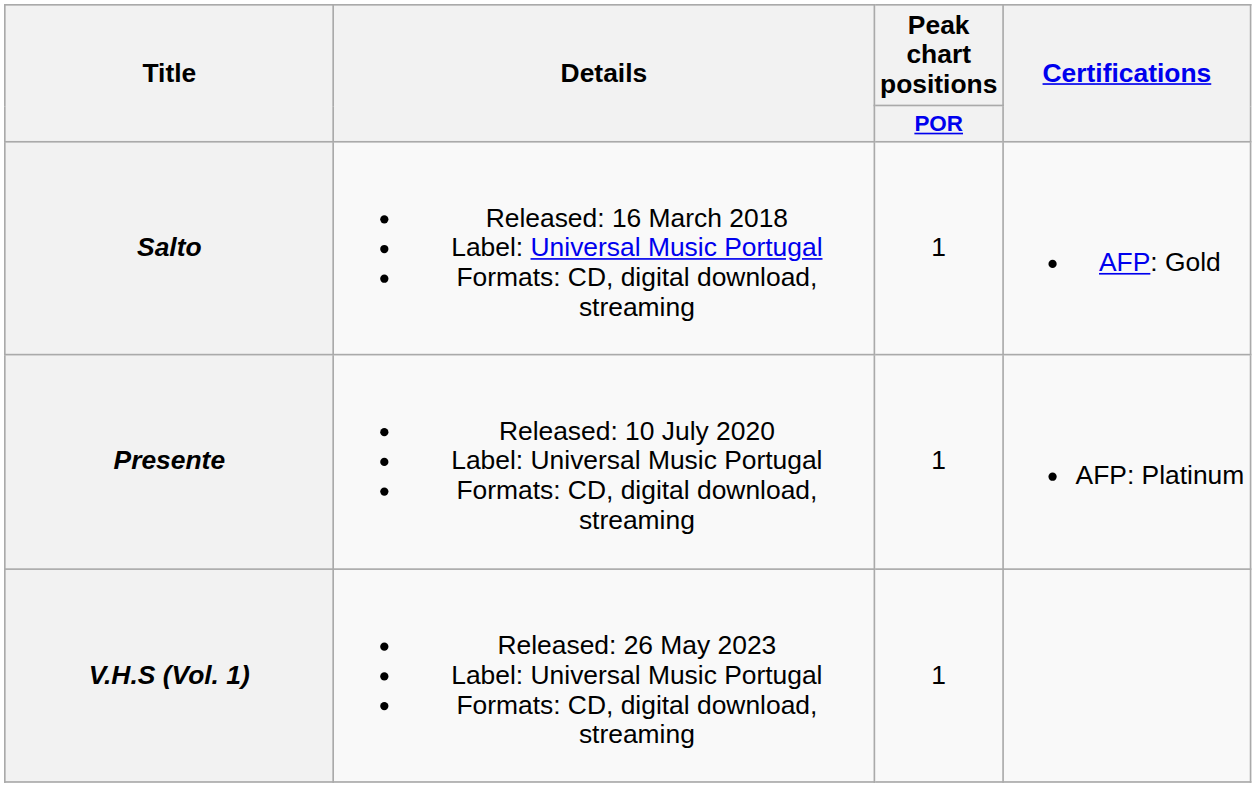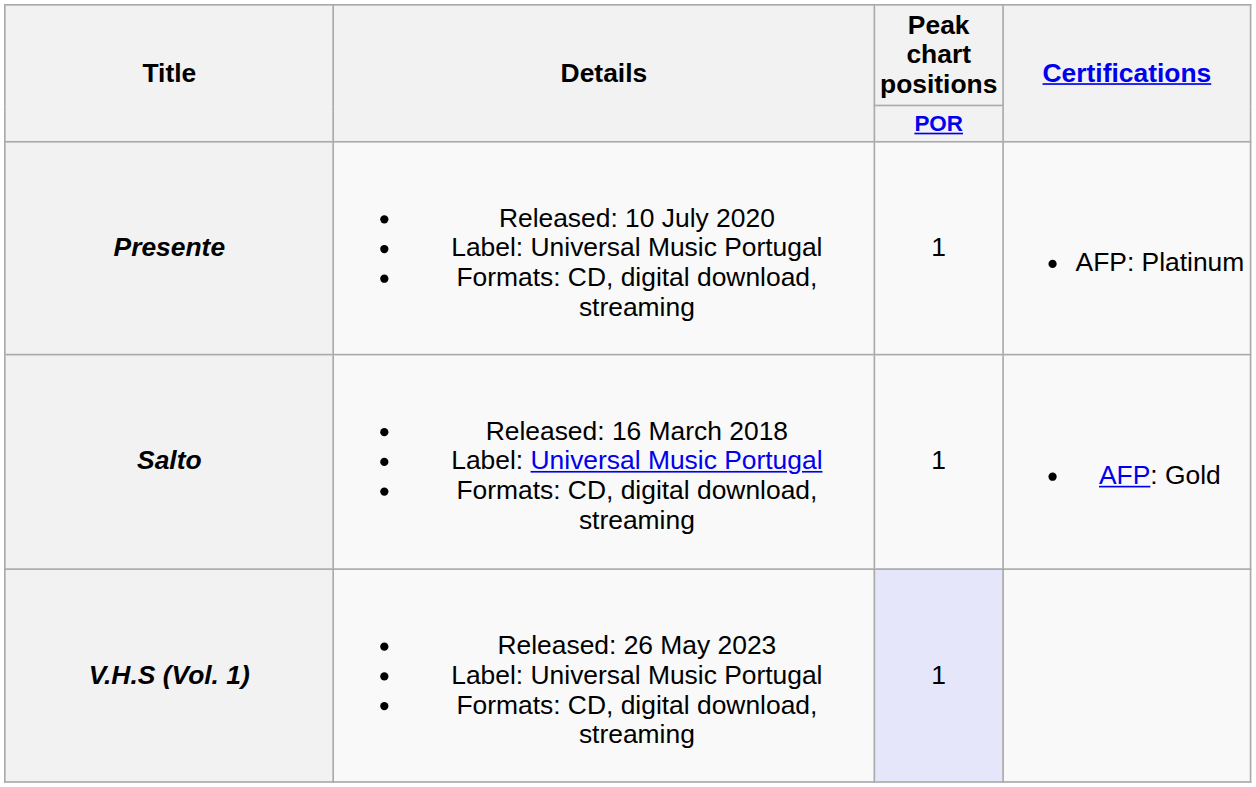rows swapped: (169, 247) <-> (169, 461)
(939, 674) no background -> (939, 674) lavender background
